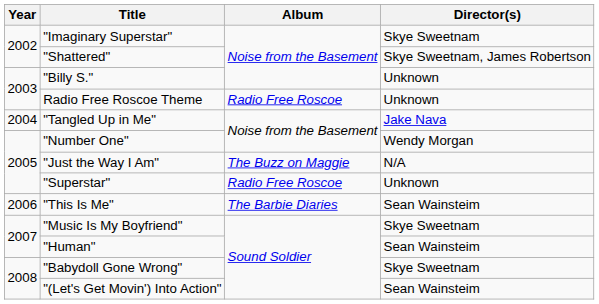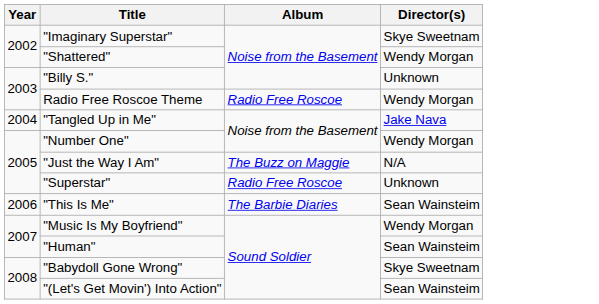(487, 57) Skye Sweetnam, James Robertson -> (428, 57) Wendy Morgan
(411, 99) Unknown -> (428, 99) Wendy Morgan
(432, 225) Skye Sweetnam -> (428, 225) Wendy Morgan
